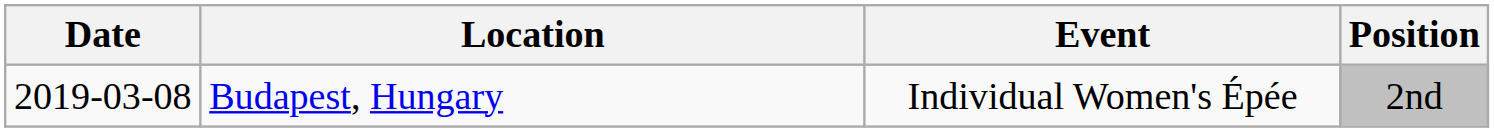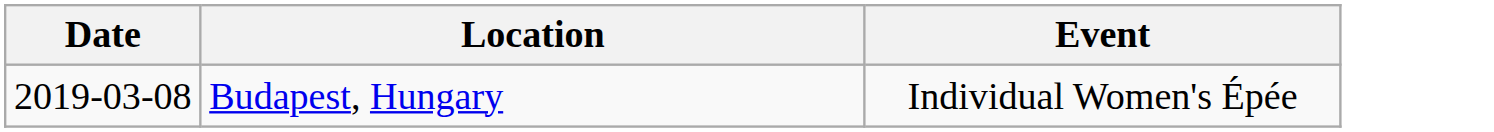- column: (1414, 34)
